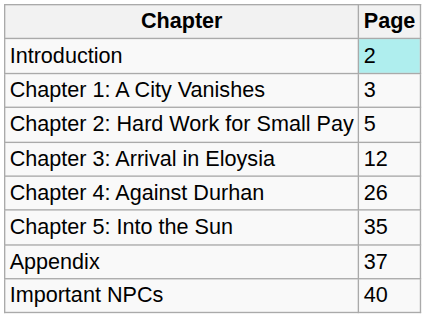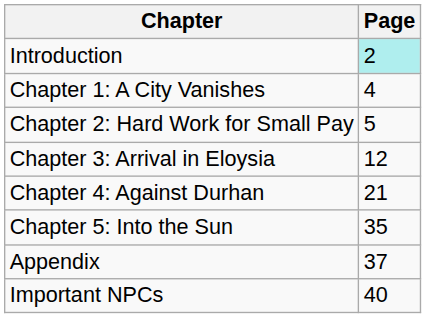(370, 90) 3 -> (370, 90) 4
(376, 192) 26 -> (376, 192) 21
